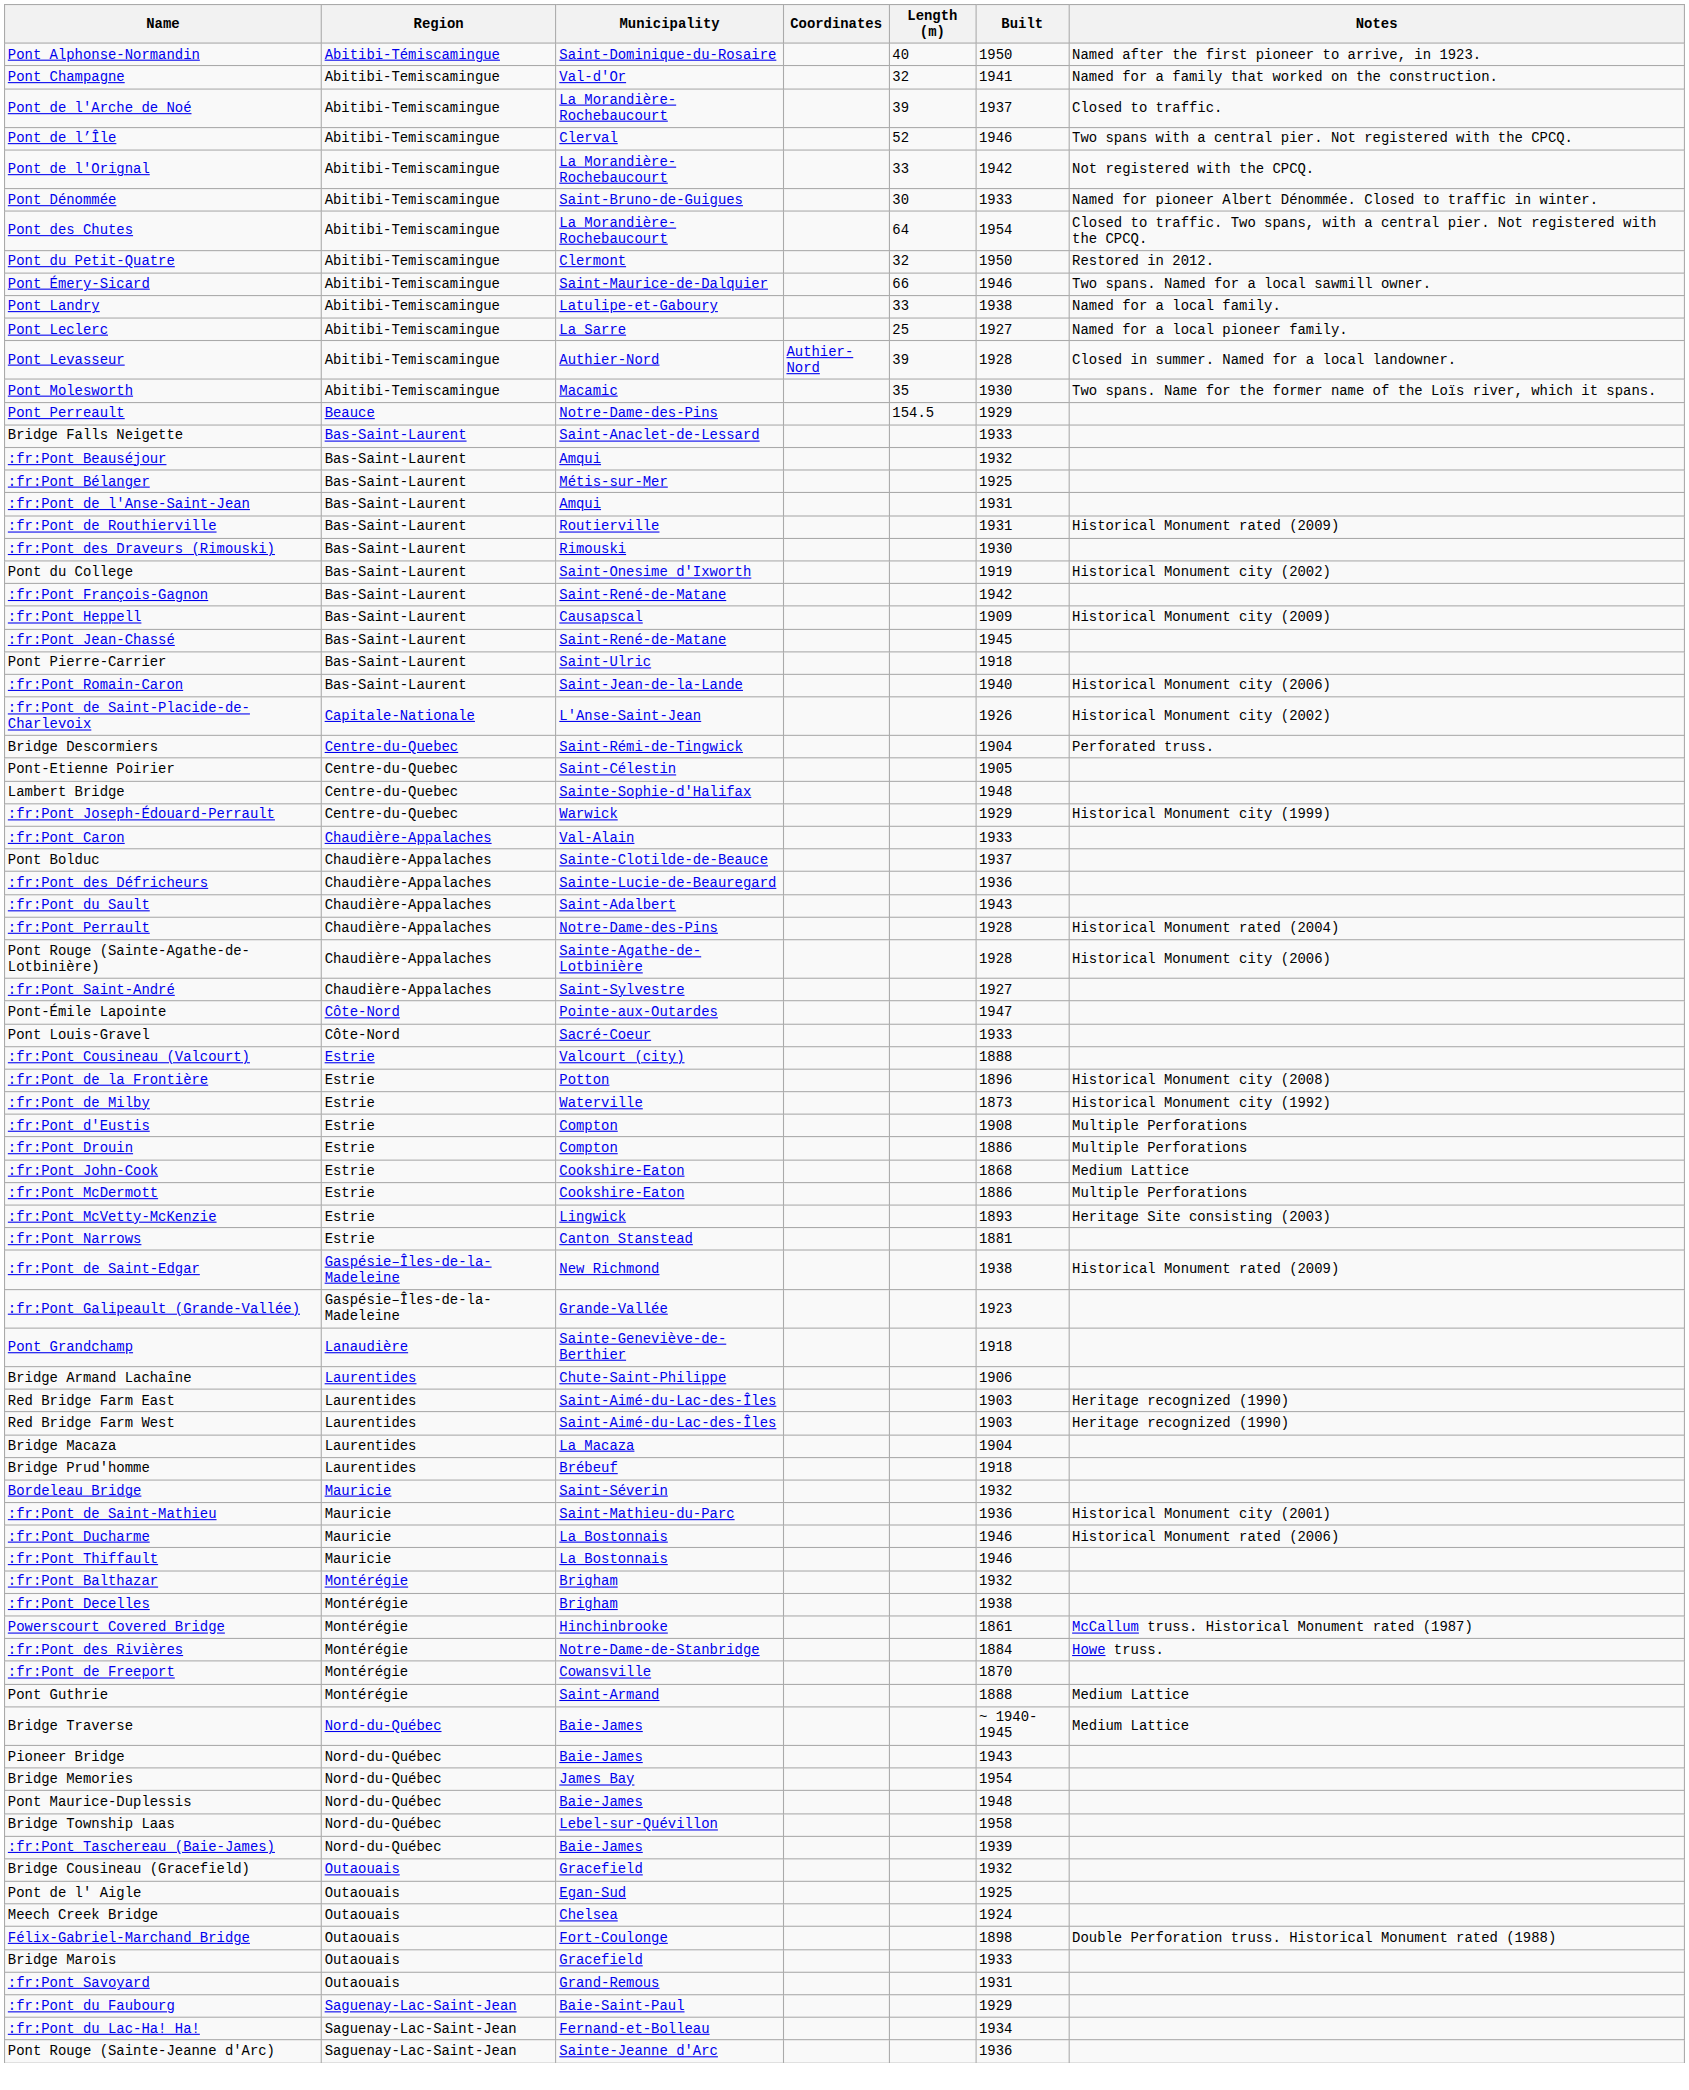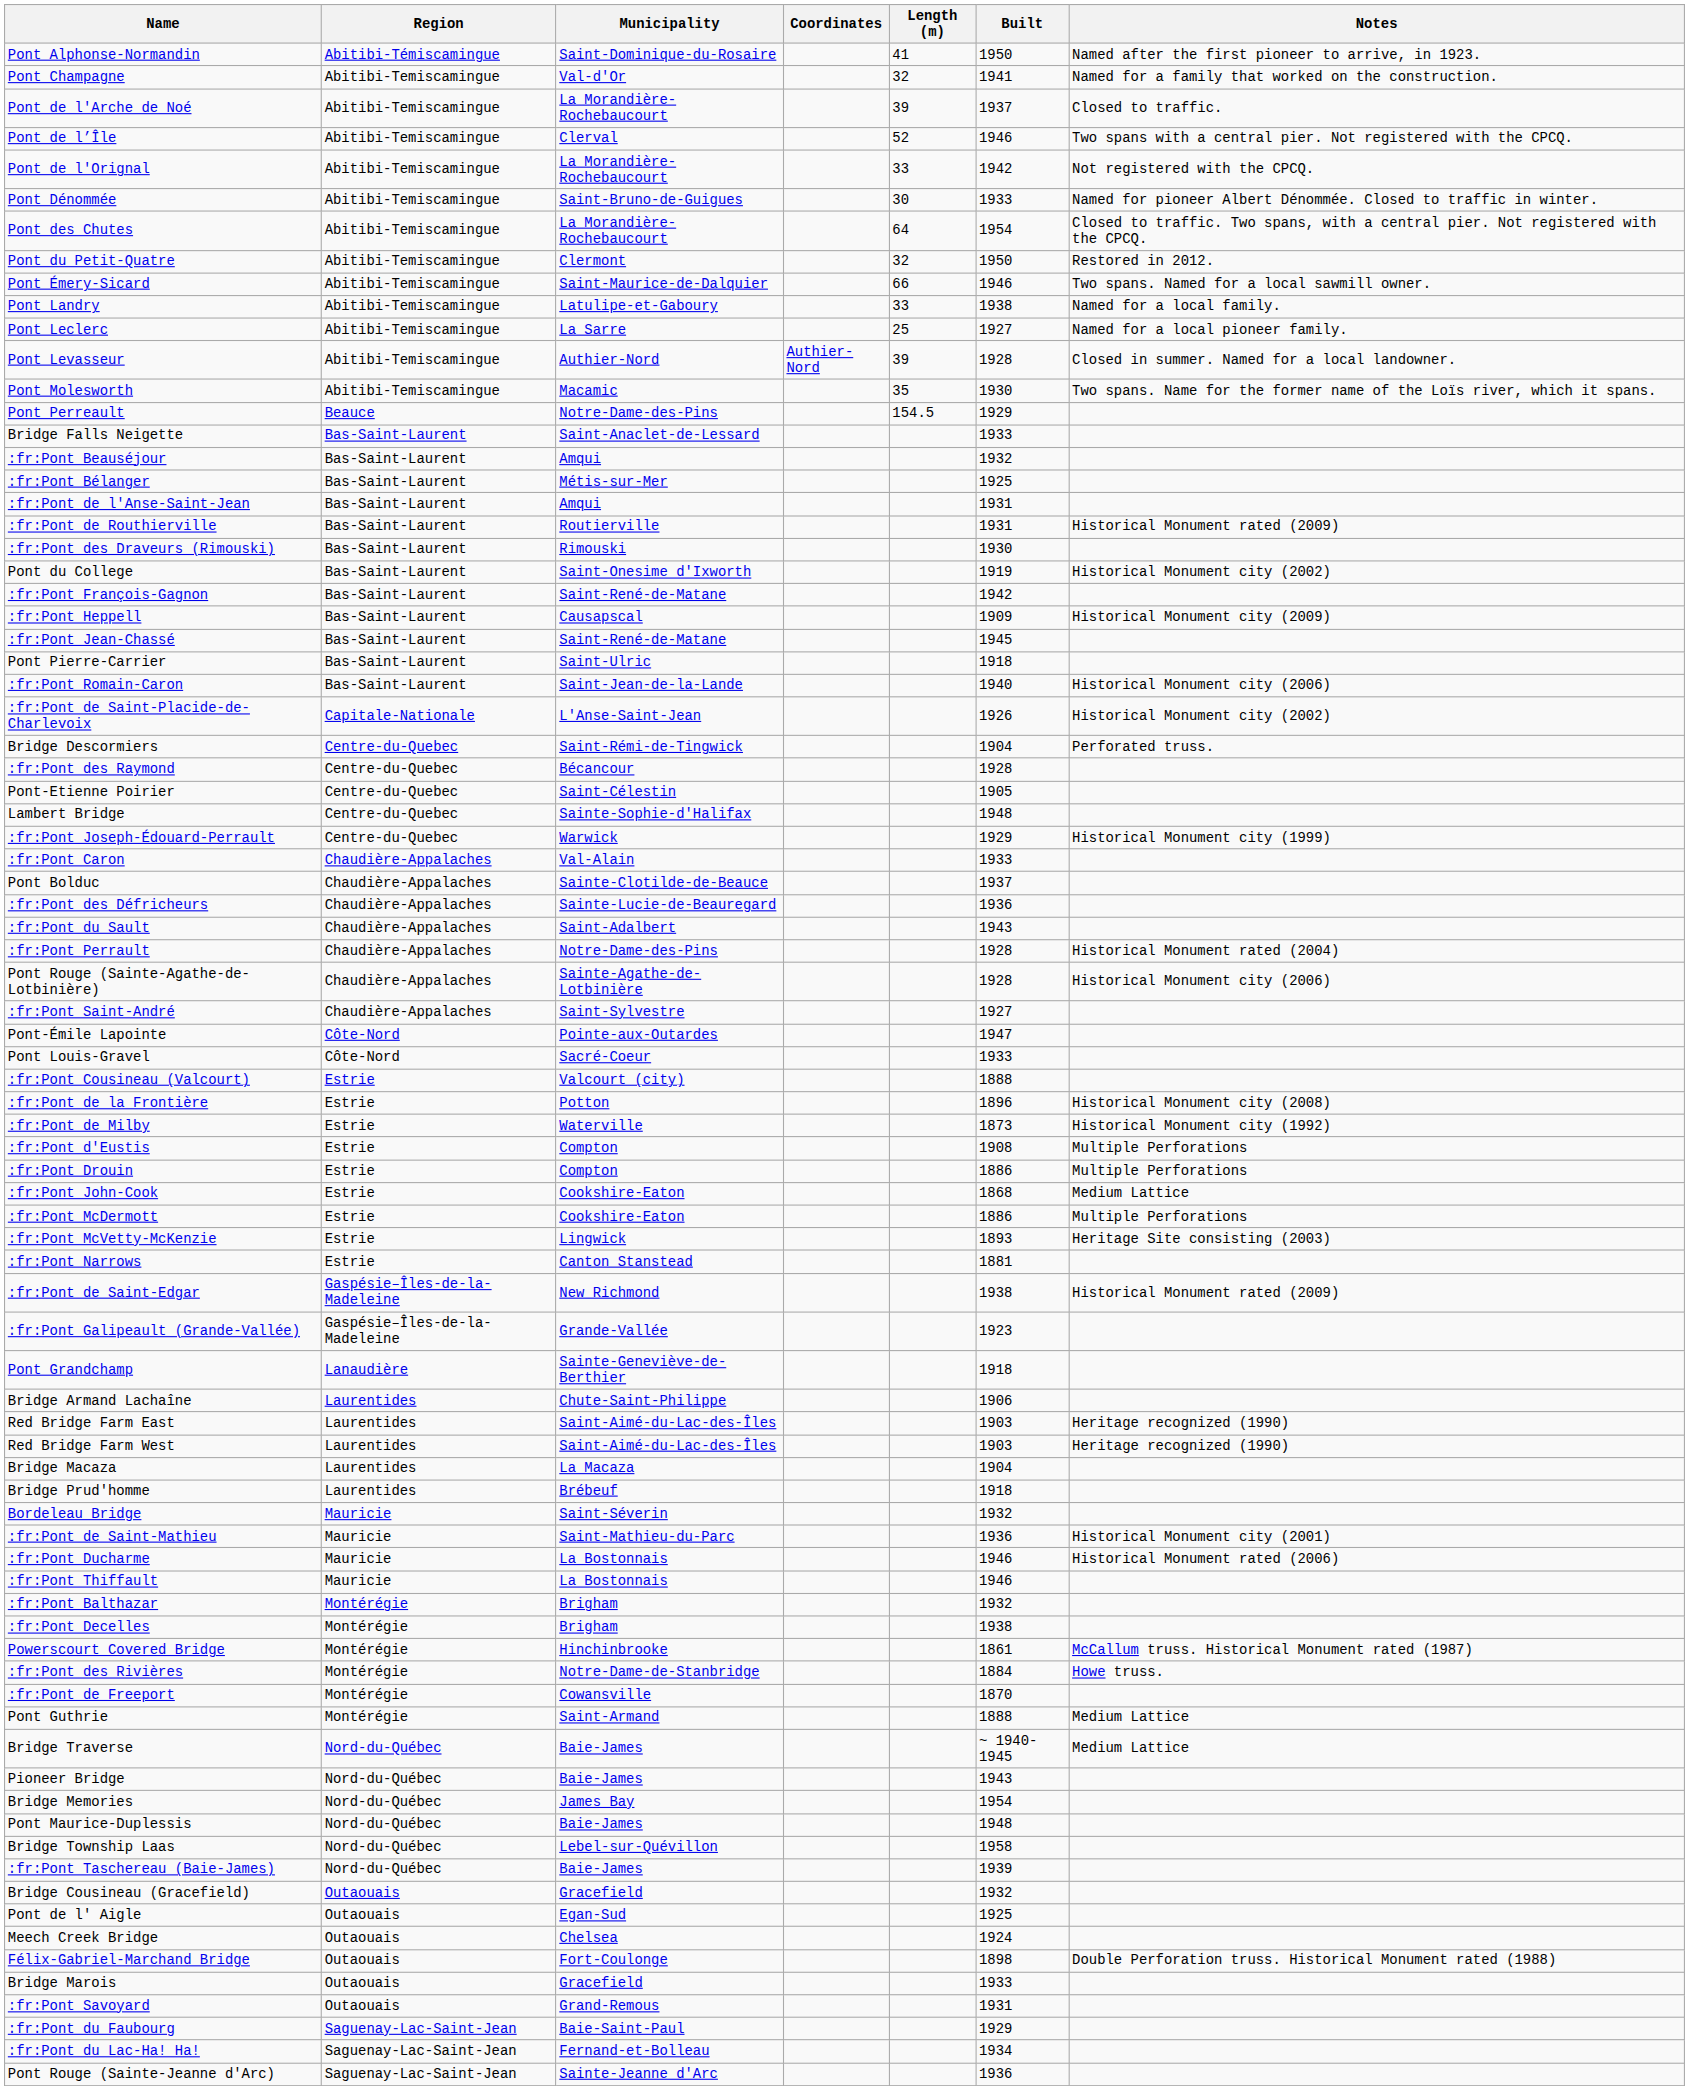(901, 55) 40 -> (901, 55) 41
+ row: (91, 770)
